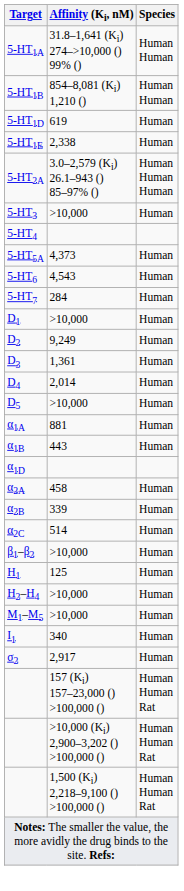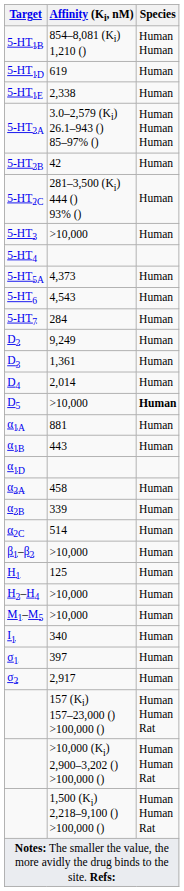- row: (26, 50)
+ row: (25, 164)
+ row: (25, 199)
- row: (14, 319)
(156, 403) normal -> (158, 403) bold
+ row: (13, 658)
